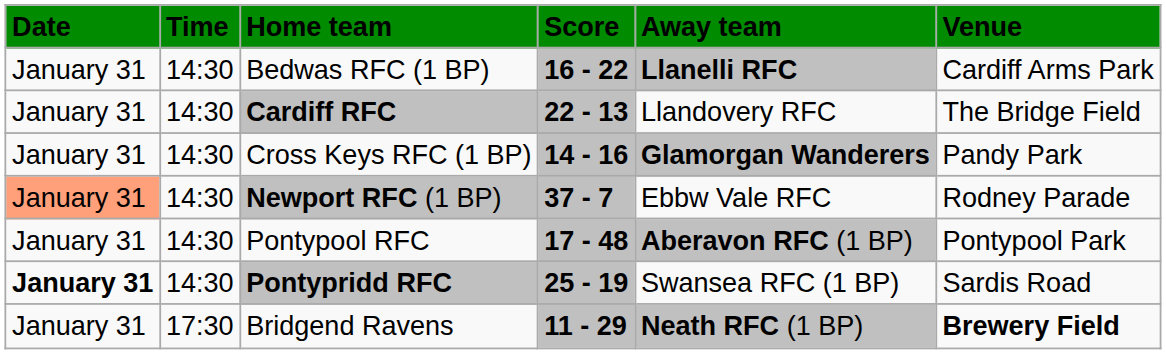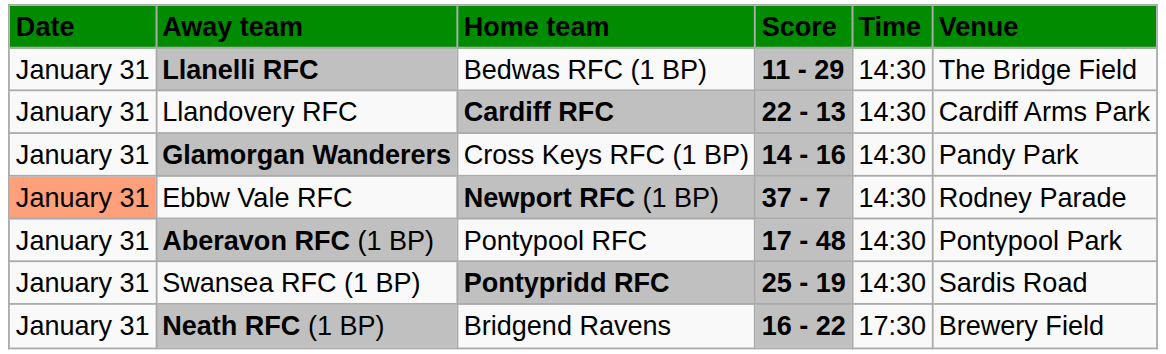columns swapped: (197, 26) <-> (711, 26)
(586, 69) 16 - 22 -> (803, 69) 11 - 29
(1048, 69) Cardiff Arms Park -> (1038, 69) The Bridge Field
(1042, 112) The Bridge Field -> (1044, 112) Cardiff Arms Park
(83, 283) bold -> (83, 283) normal
(586, 326) 11 - 29 -> (804, 326) 16 - 22
(1031, 326) bold -> (1021, 326) normal
